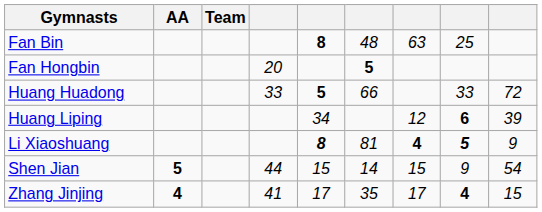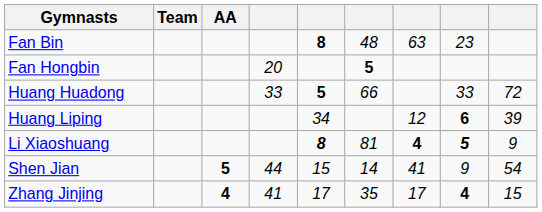columns swapped: (225, 17) <-> (177, 17)
(465, 43) 25 -> (465, 43) 23
(417, 169) 15 -> (417, 169) 41
